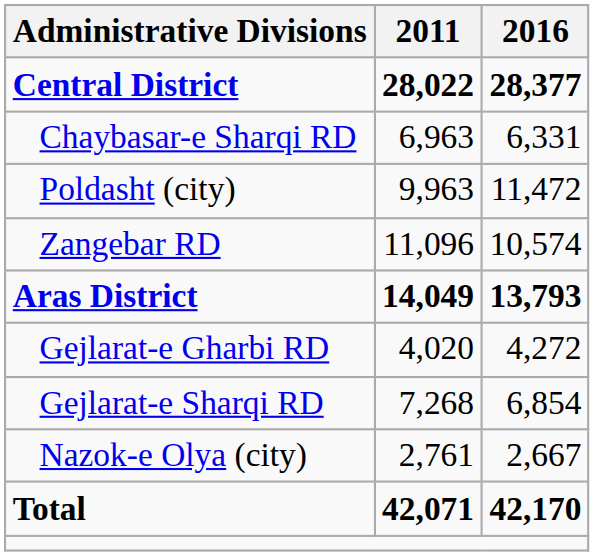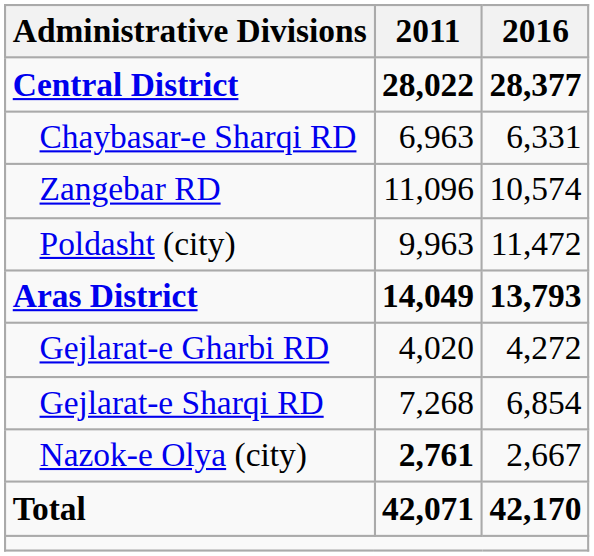rows swapped: (130, 243) <-> (138, 190)
(436, 455) normal -> (436, 455) bold
